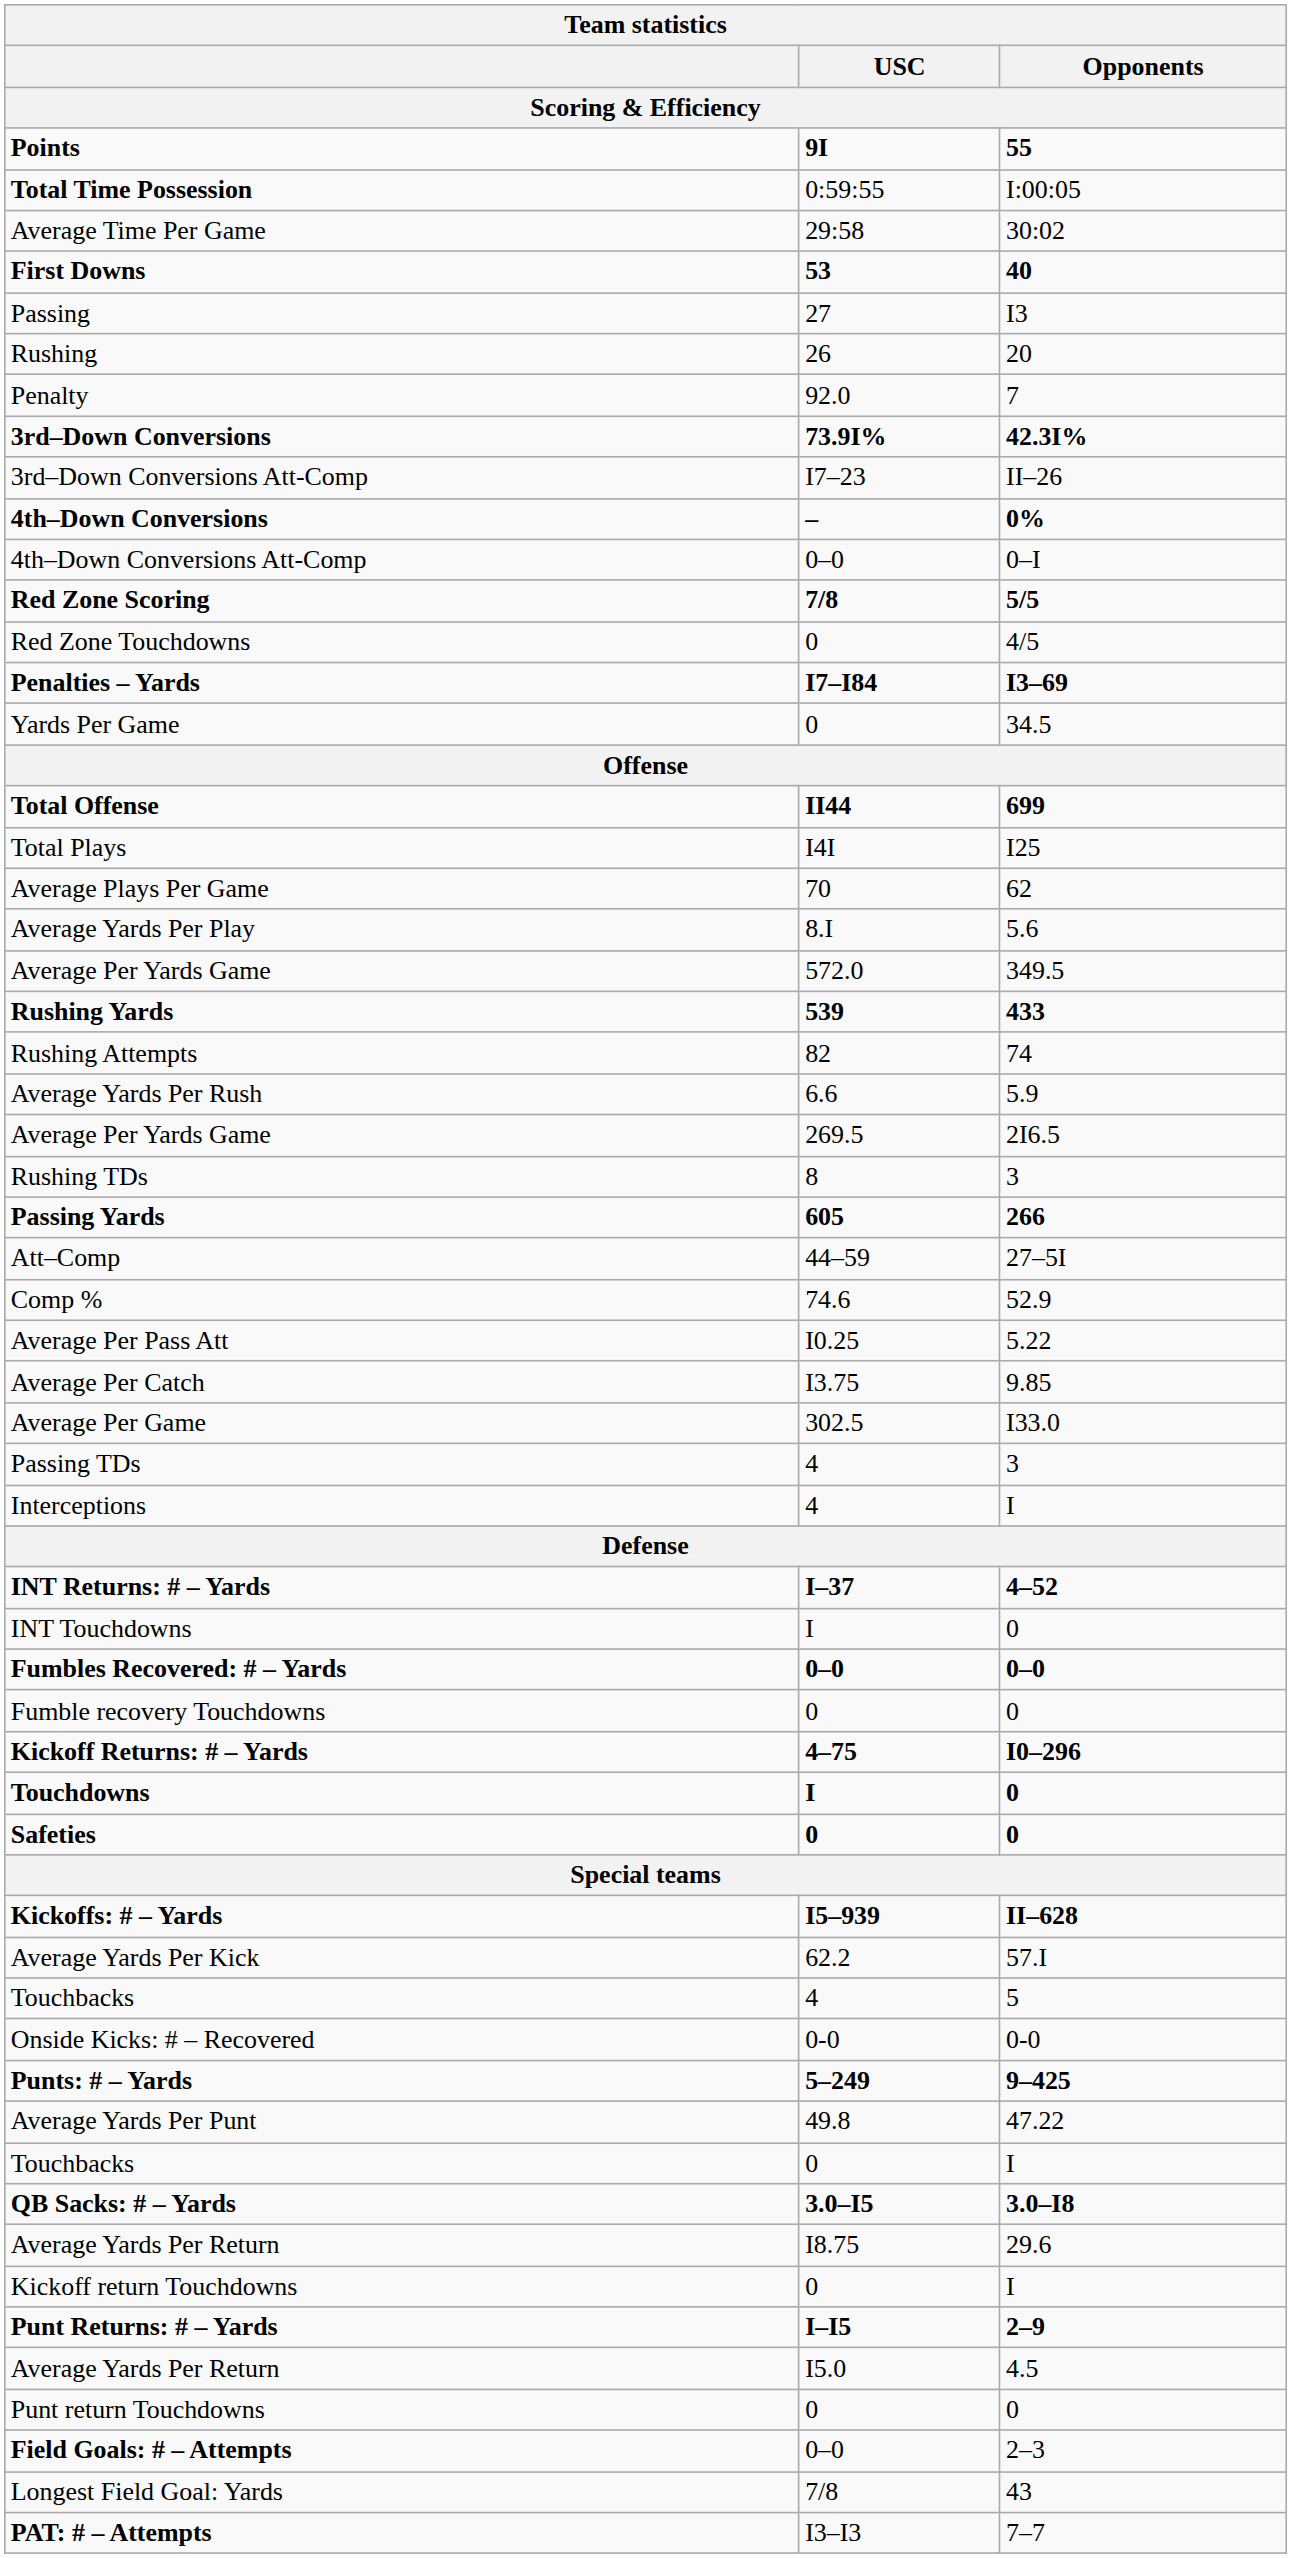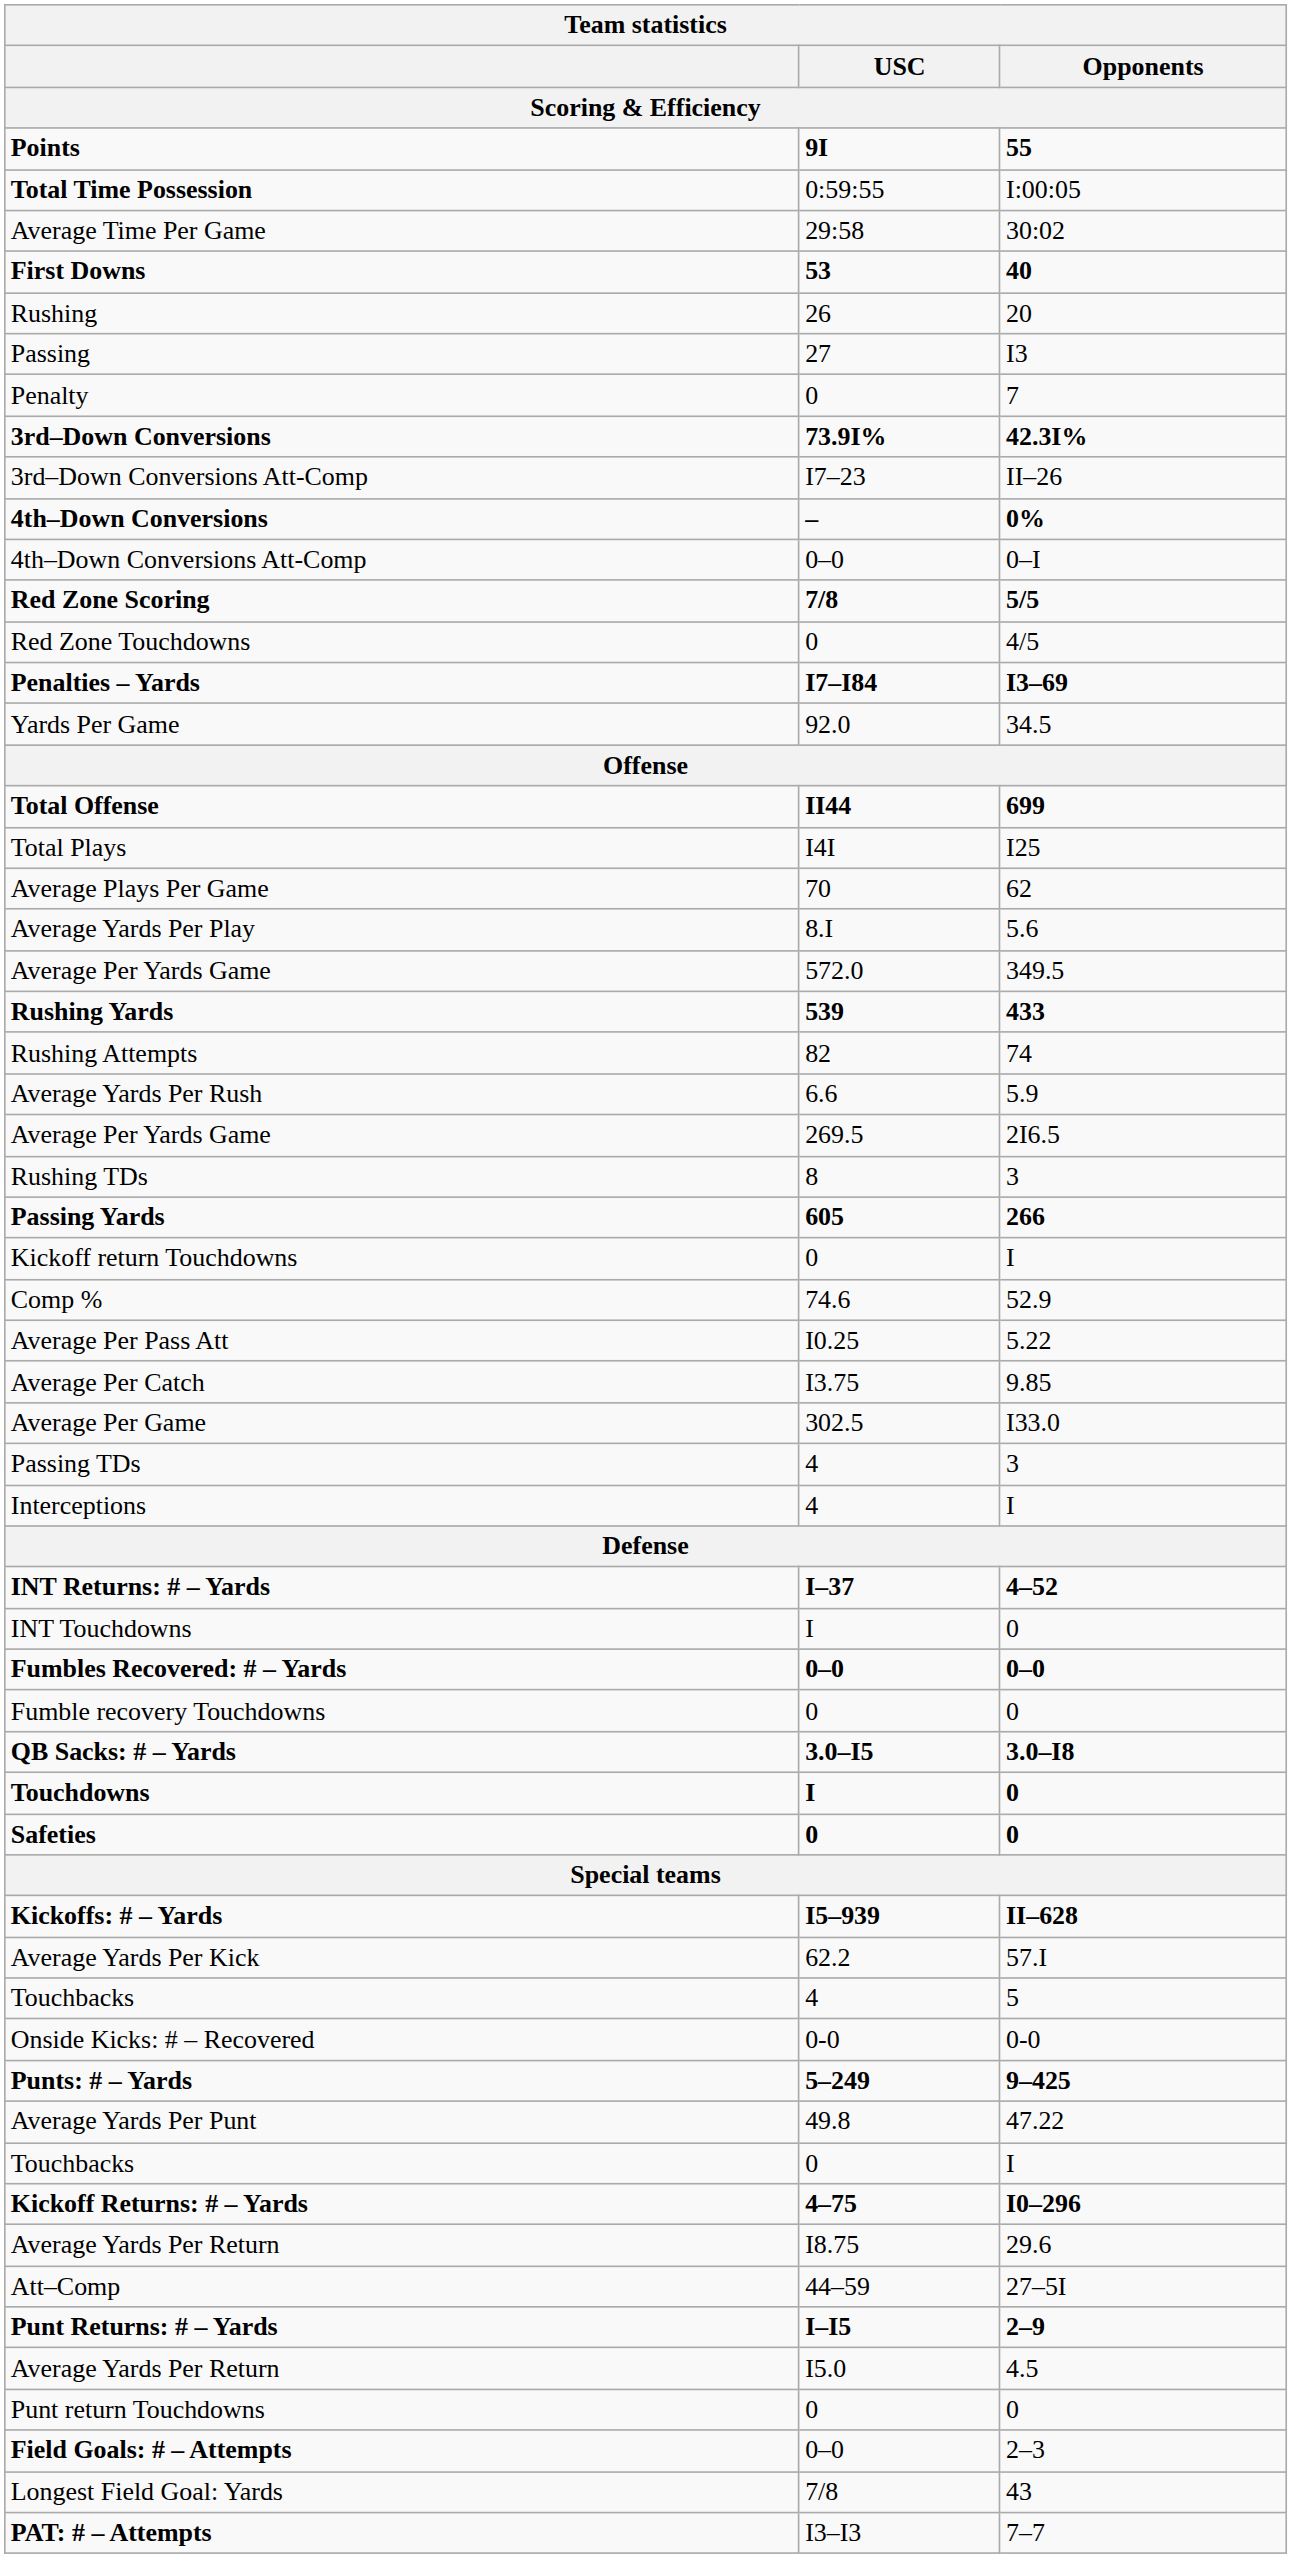rows swapped: (54, 353) <-> (50, 312)
(828, 395) 92.0 -> (812, 395) 0
(812, 723) 0 -> (828, 723) 92.0
rows swapped: (66, 1258) <-> (154, 2285)
rows swapped: (123, 2203) <-> (159, 1751)
